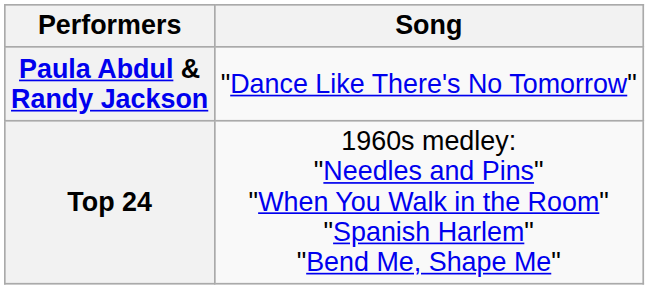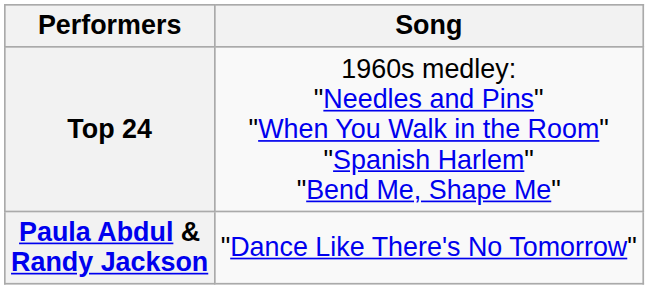rows swapped: (110, 201) <-> (110, 83)
